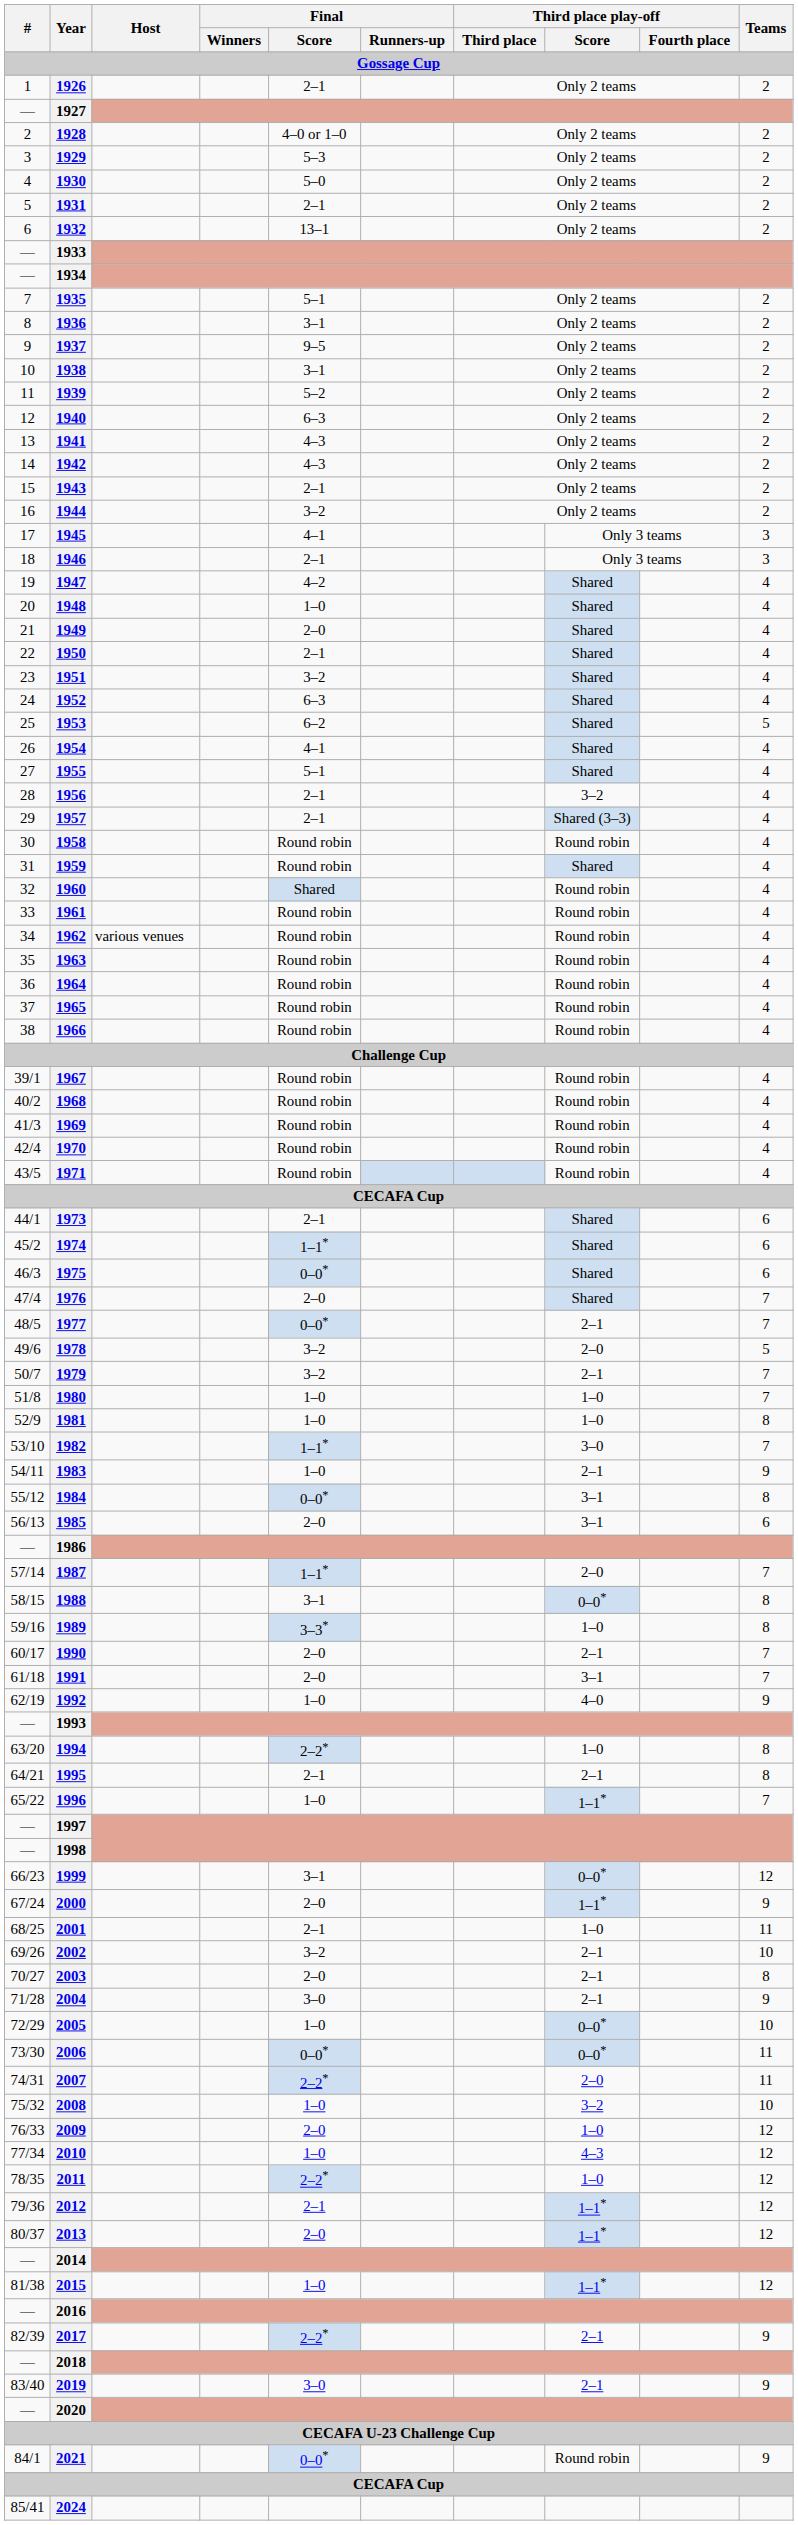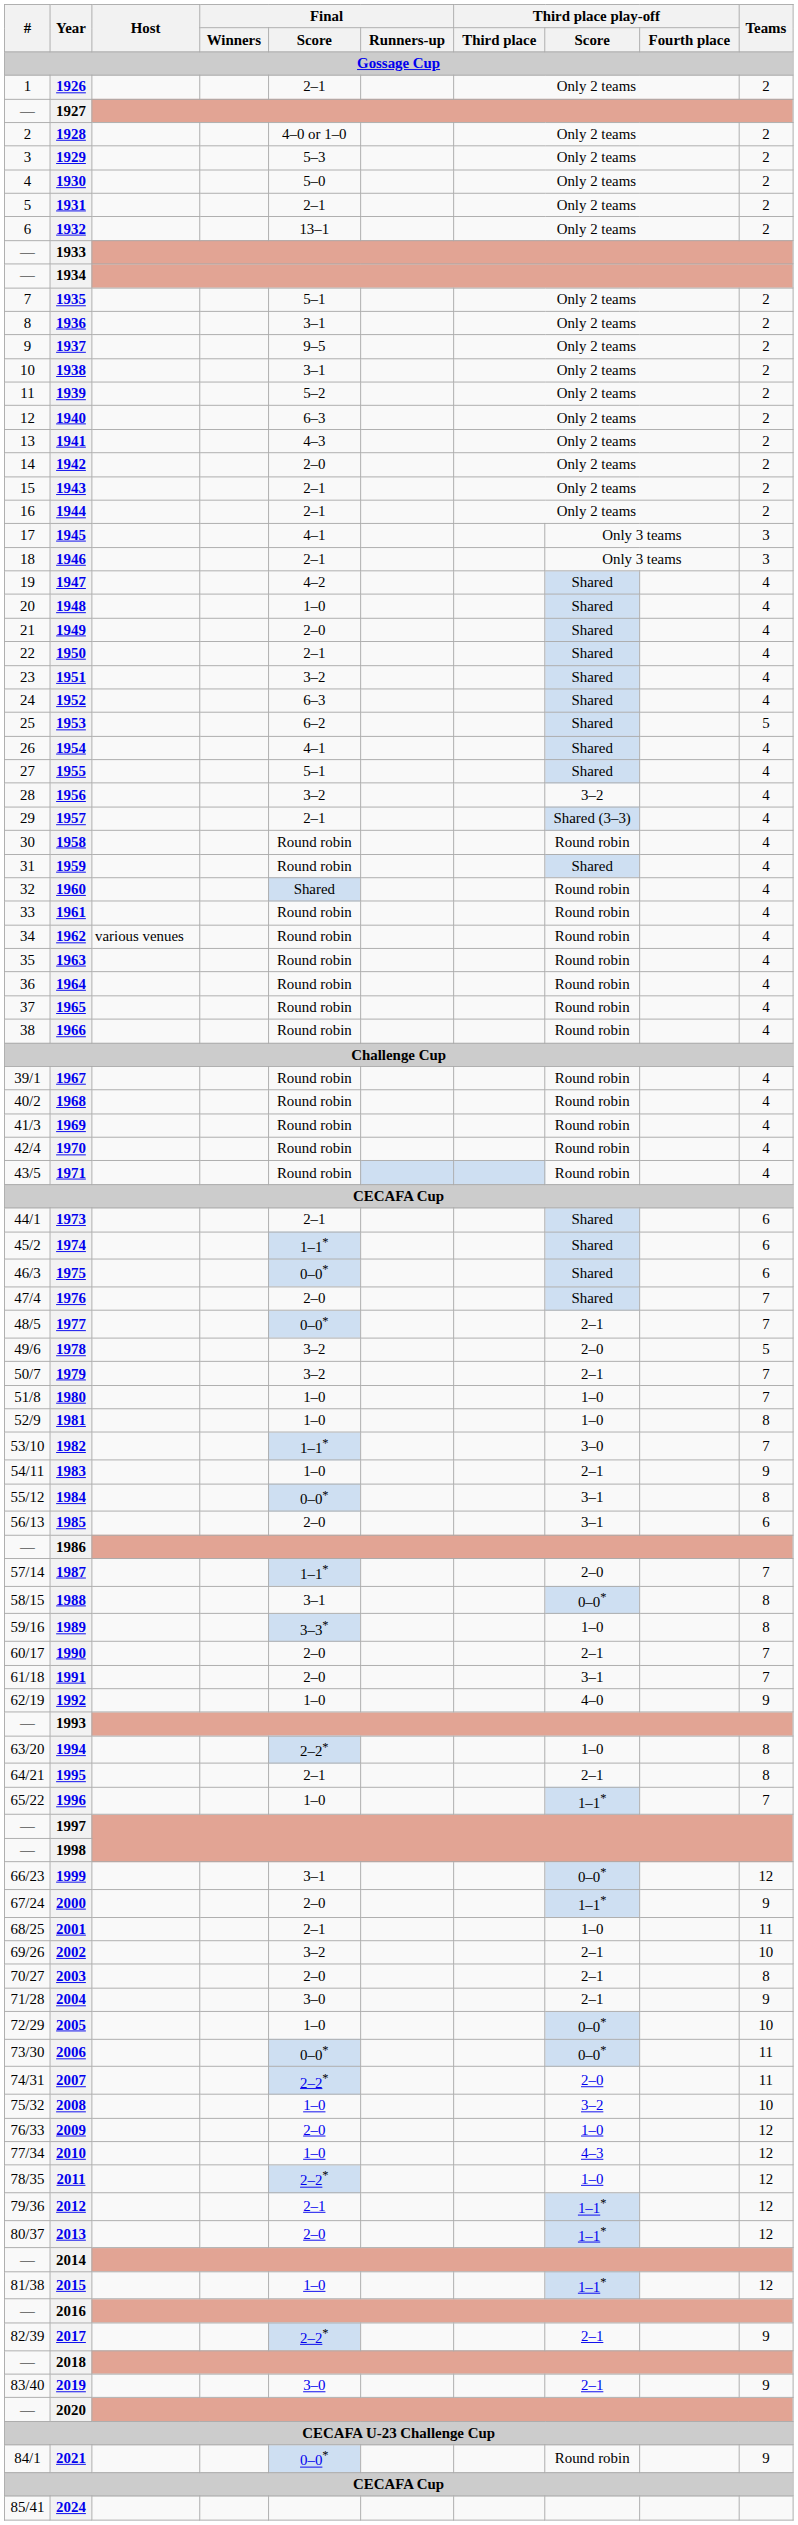(314, 464) 4–3 -> (314, 464) 2–0
(314, 511) 3–2 -> (314, 511) 2–1
(314, 795) 2–1 -> (314, 795) 3–2
